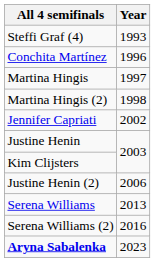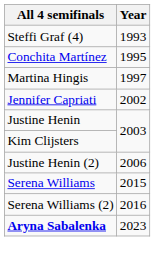(133, 57) 1996 -> (133, 57) 1995
- row: (57, 99)
(133, 204) 2013 -> (133, 183) 2015
